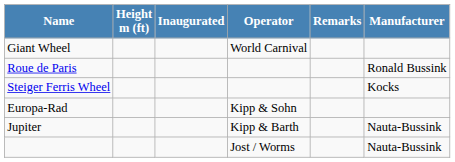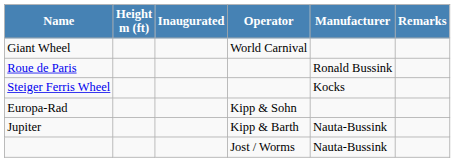columns swapped: (407, 21) <-> (337, 21)
